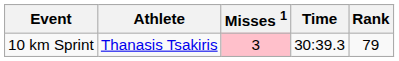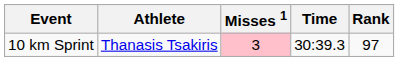(371, 45) 79 -> (371, 45) 97
